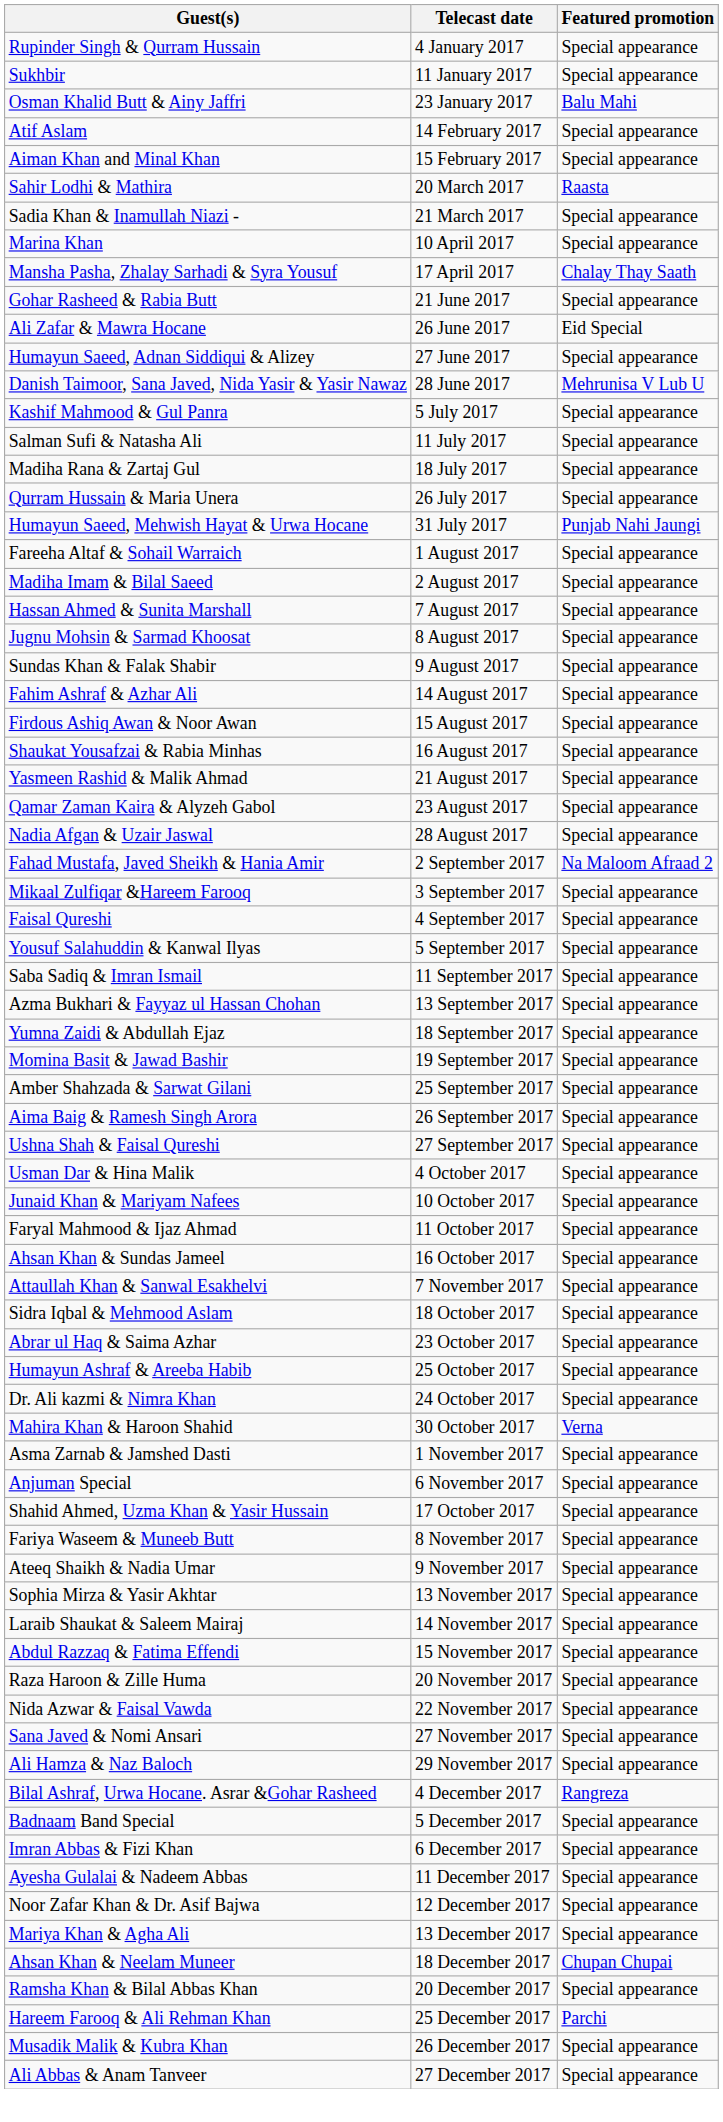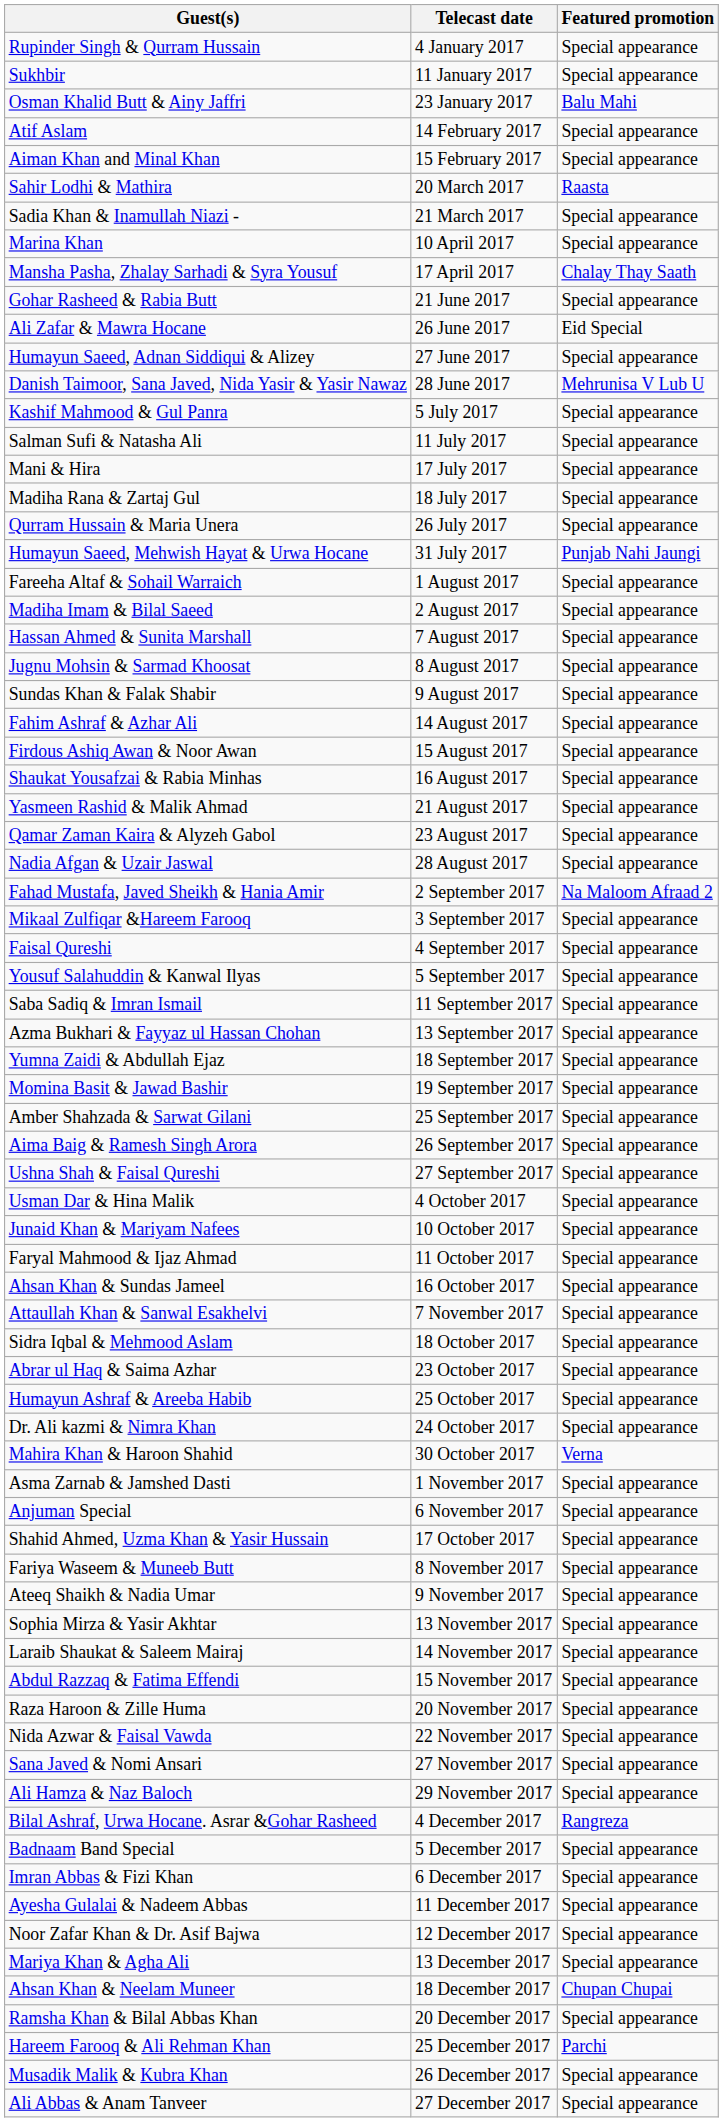+ row: (55, 469)
